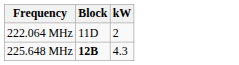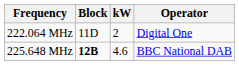+ column: (184, 13)
(120, 51) 4.3 -> (120, 51) 4.6
